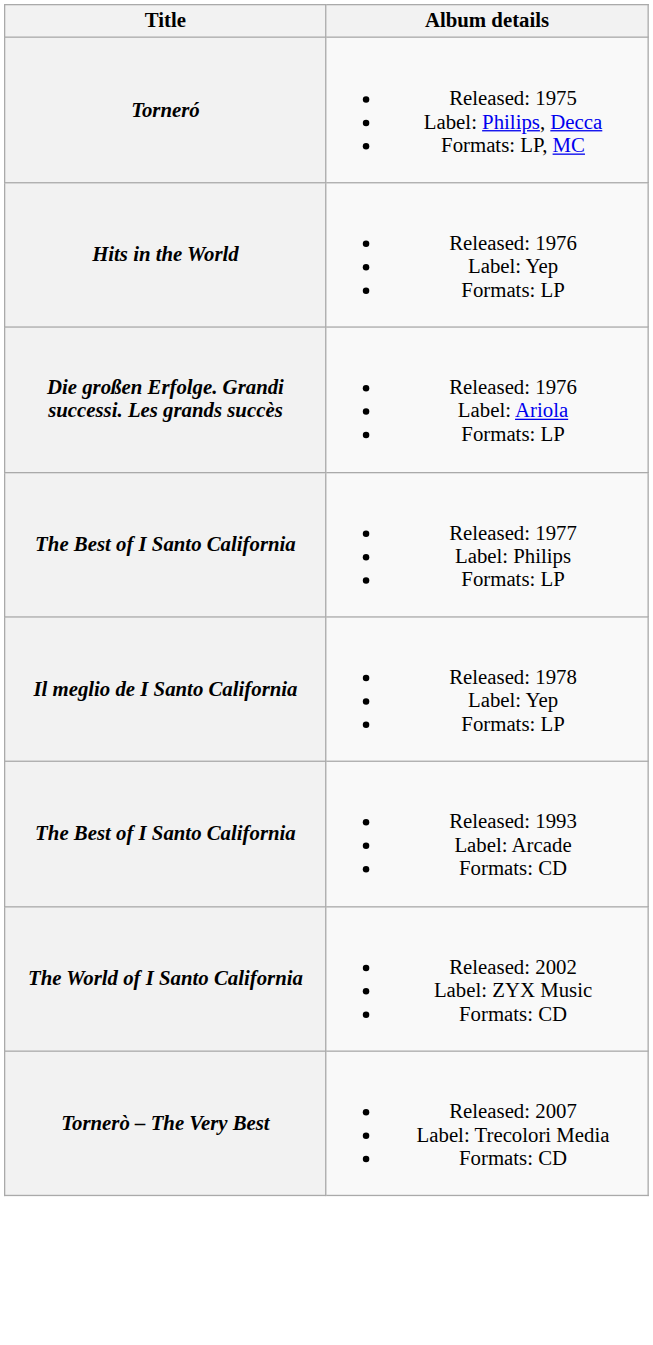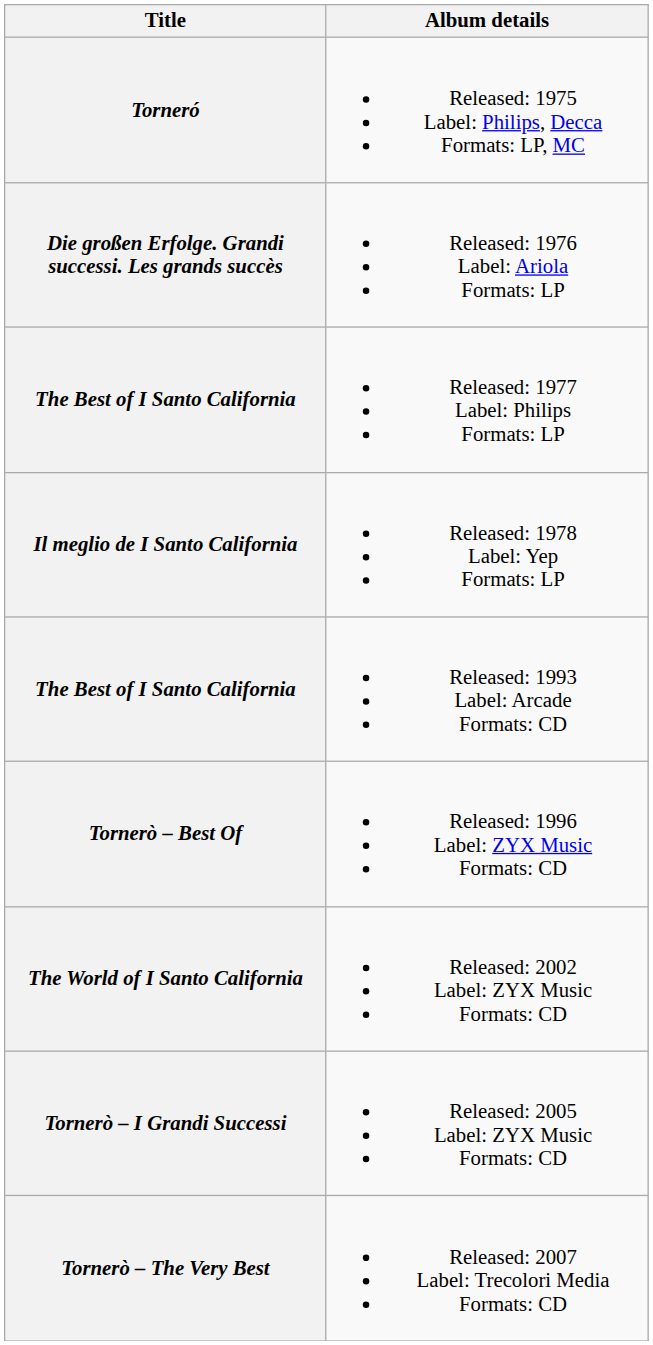- row: (487, 267)
+ row: (487, 846)
+ row: (487, 1135)
